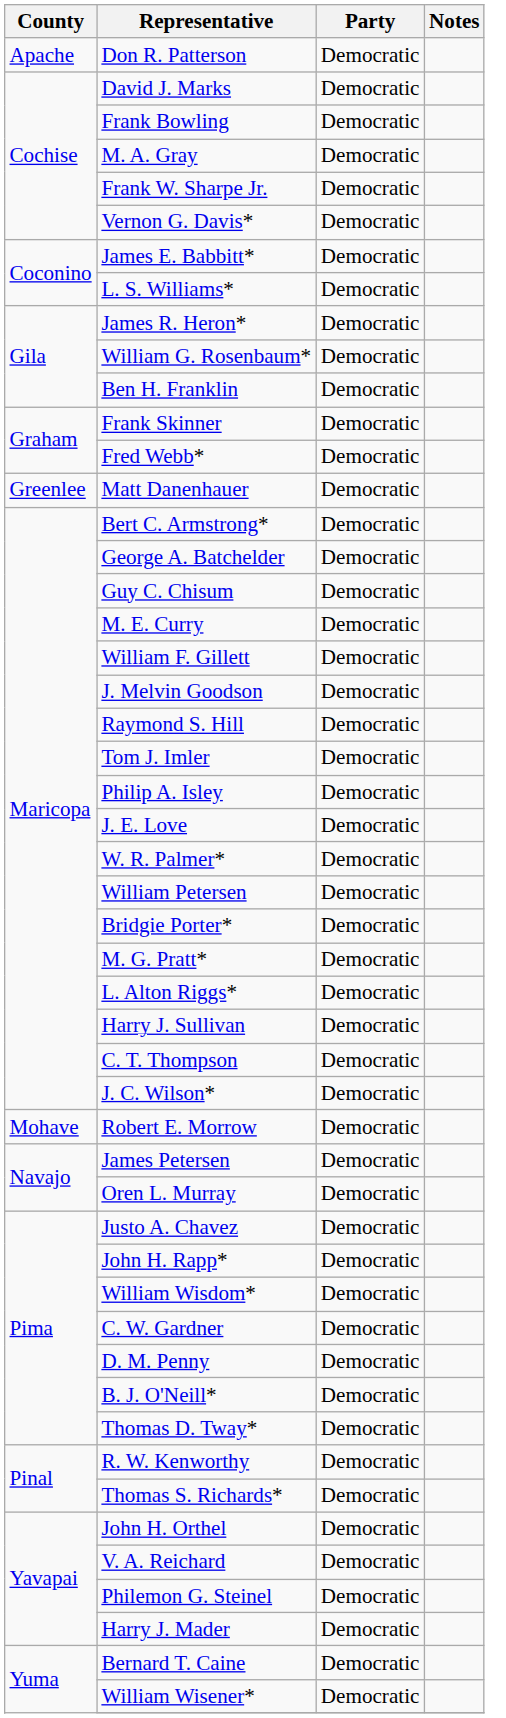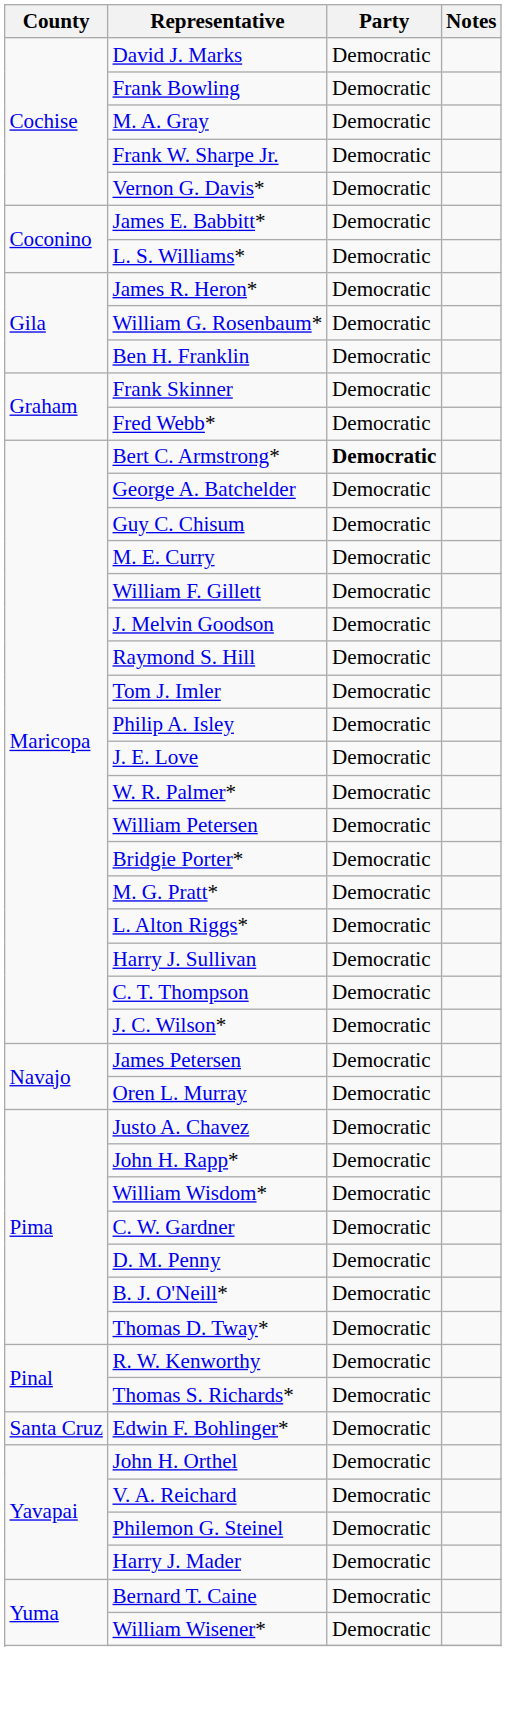- row: (174, 54)
- row: (175, 490)
(370, 523) normal -> (384, 456) bold
- row: (179, 1126)
+ row: (201, 1428)
